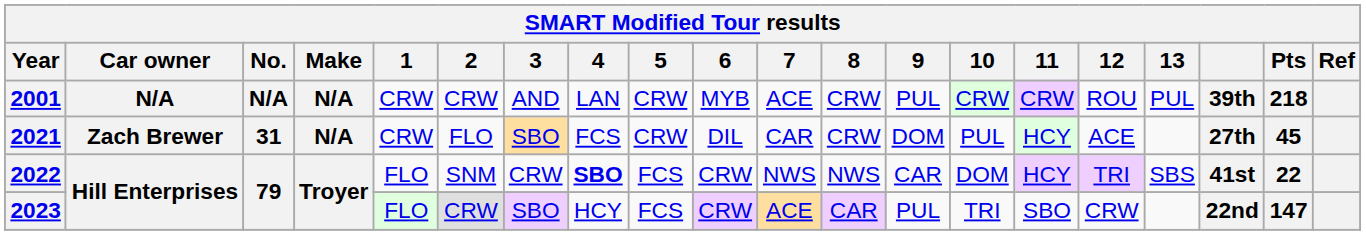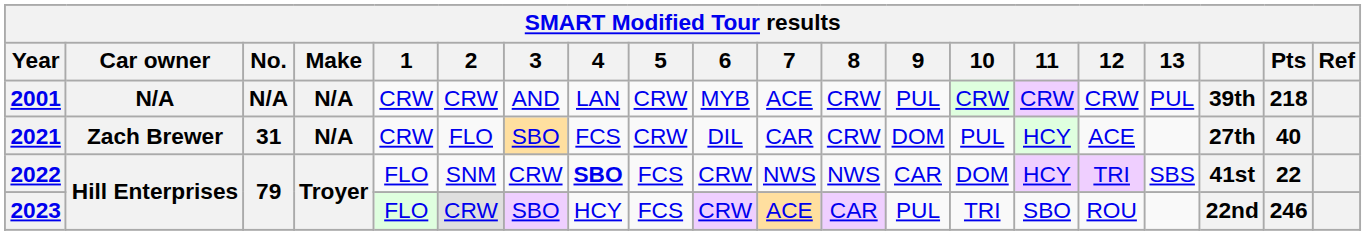(1112, 98) ROU -> (1112, 98) CRW
(1289, 136) 45 -> (1289, 136) 40
(1112, 211) CRW -> (1112, 211) ROU
(1289, 211) 147 -> (1289, 211) 246
